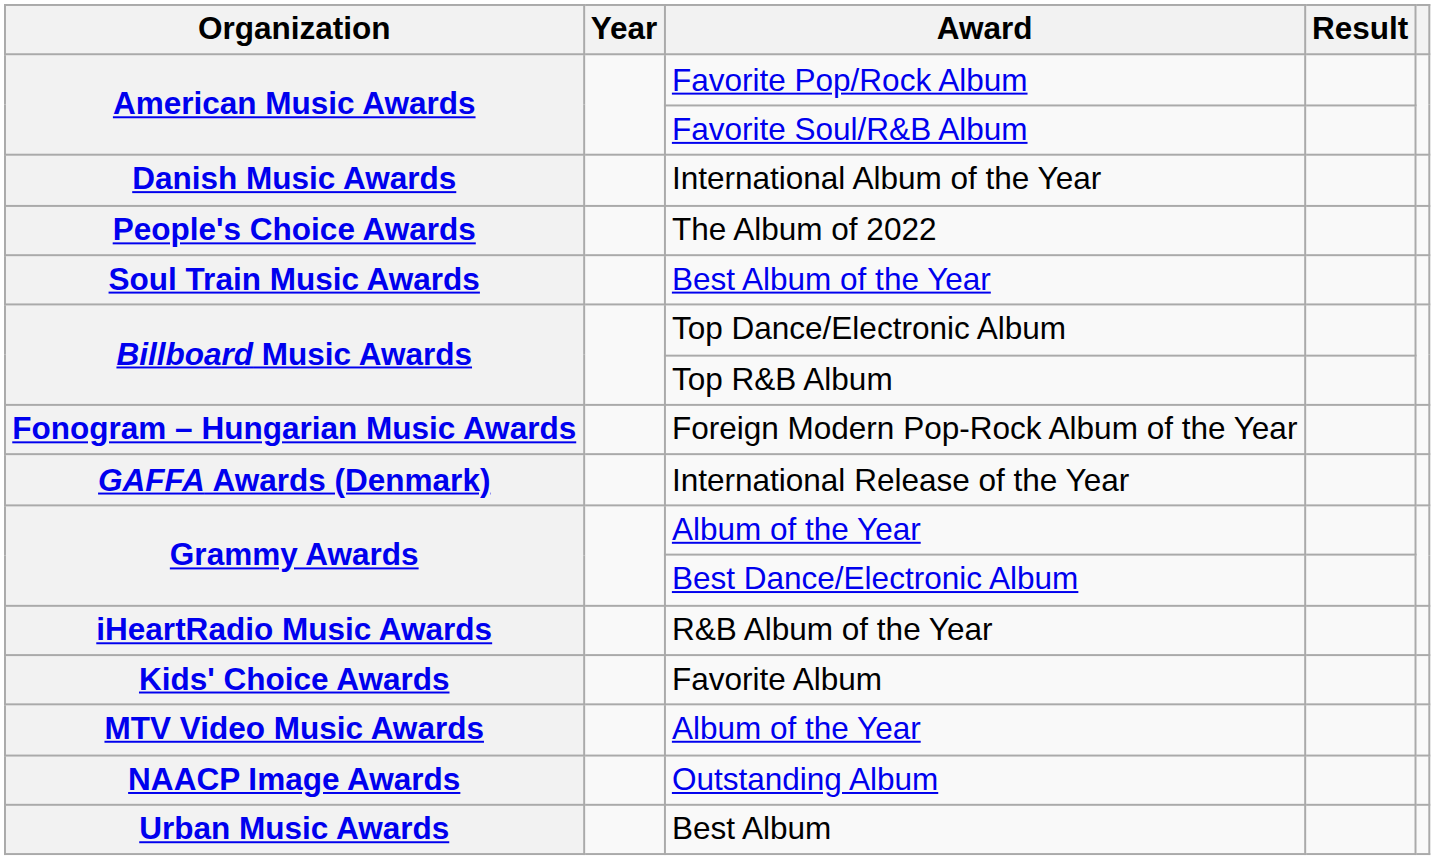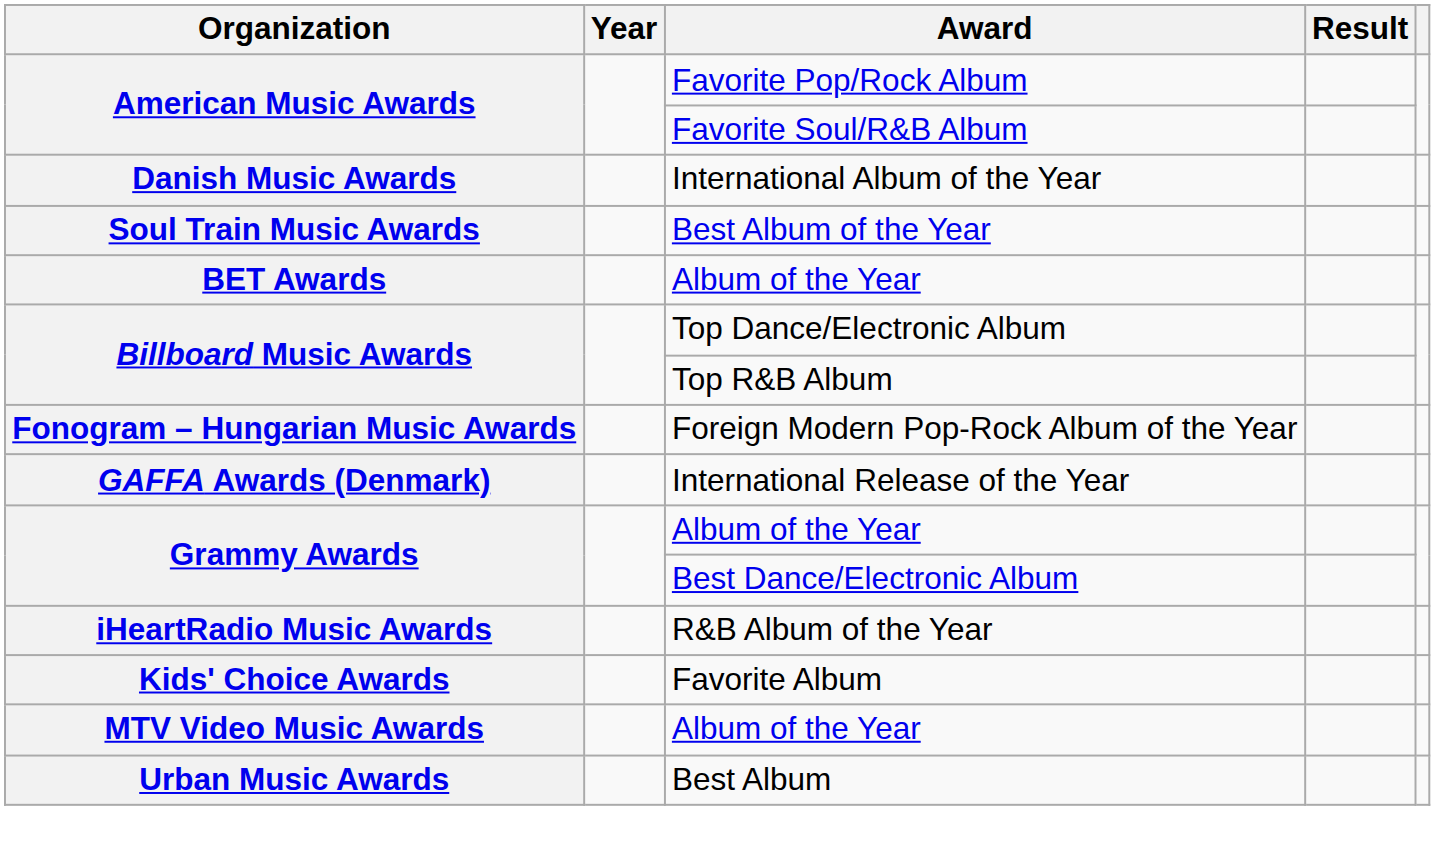- row: (294, 229)
+ row: (294, 279)
- row: (294, 779)
